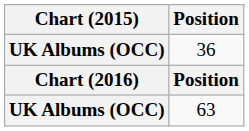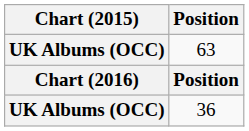rows swapped: (206, 49) <-> (206, 110)
